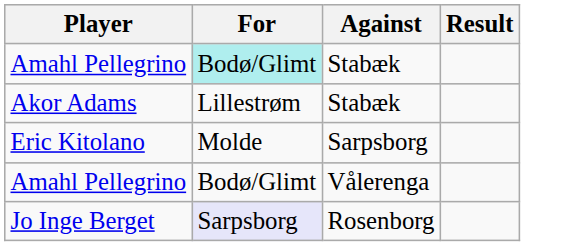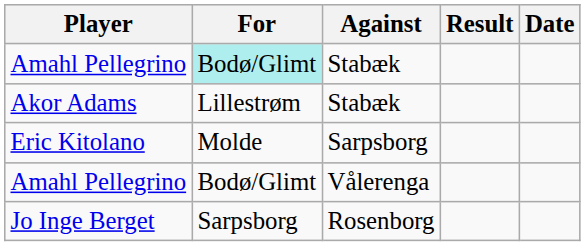+ column: (550, 24)
(248, 220) lavender background -> (248, 220) no background
